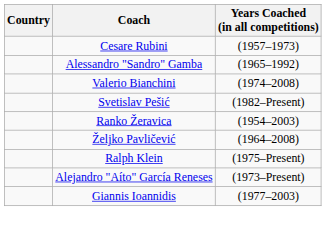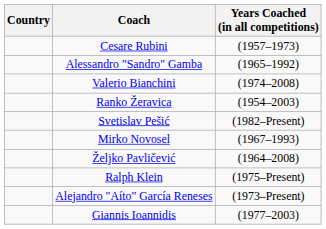rows swapped: (134, 121) <-> (134, 102)
+ row: (134, 139)
